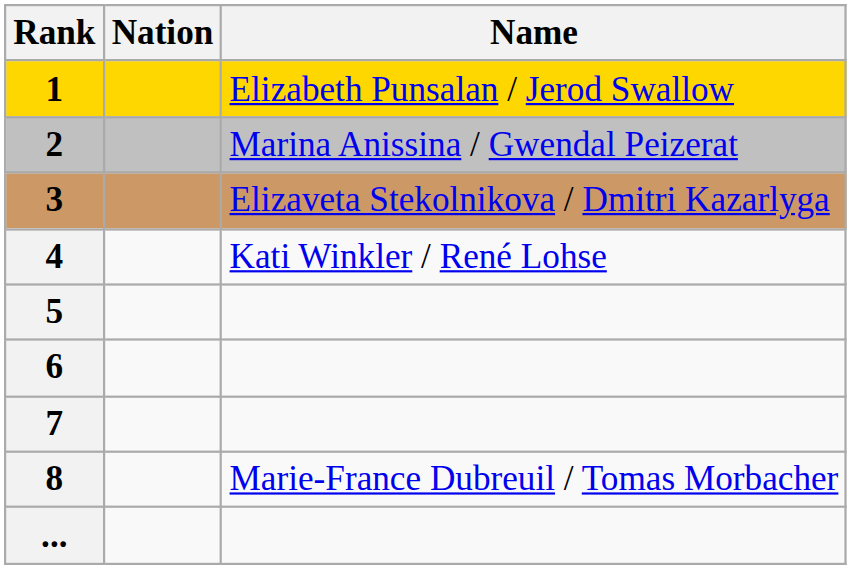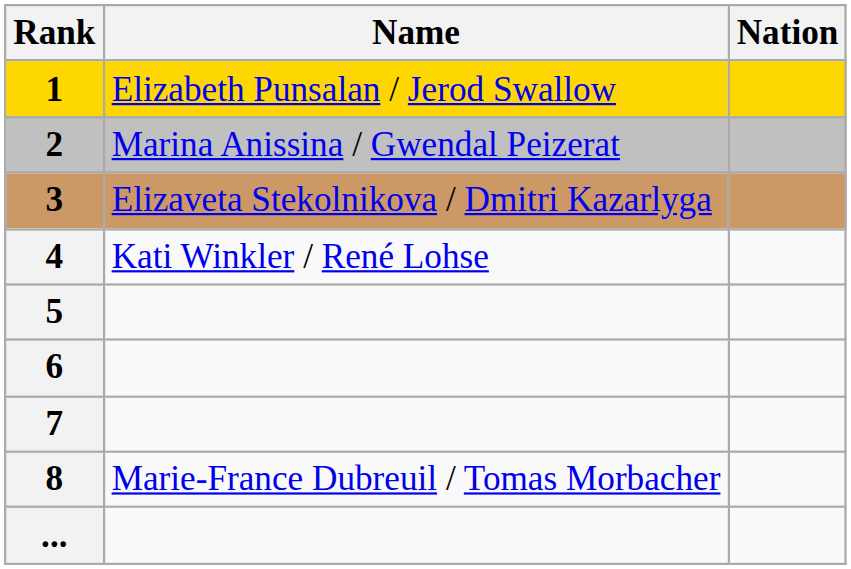columns swapped: (534, 32) <-> (162, 32)
